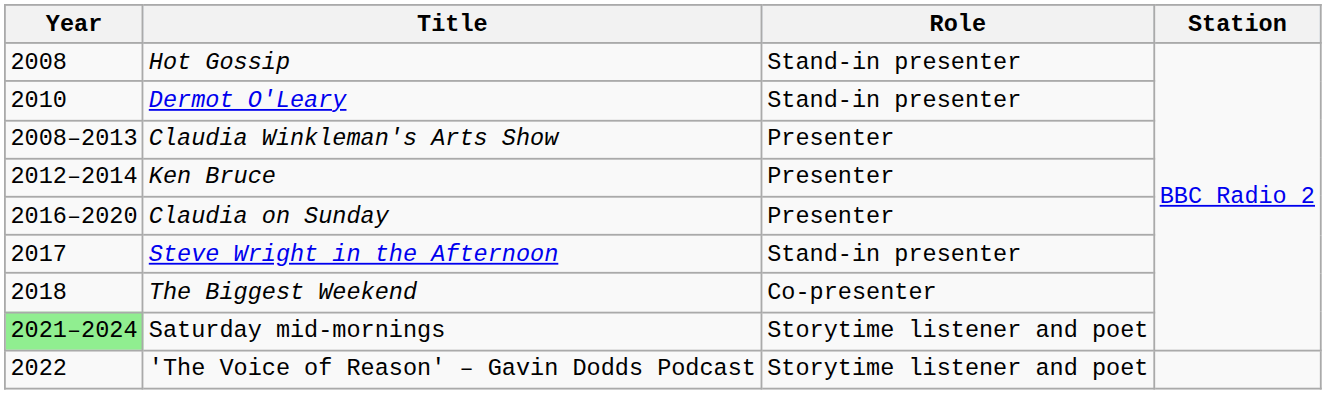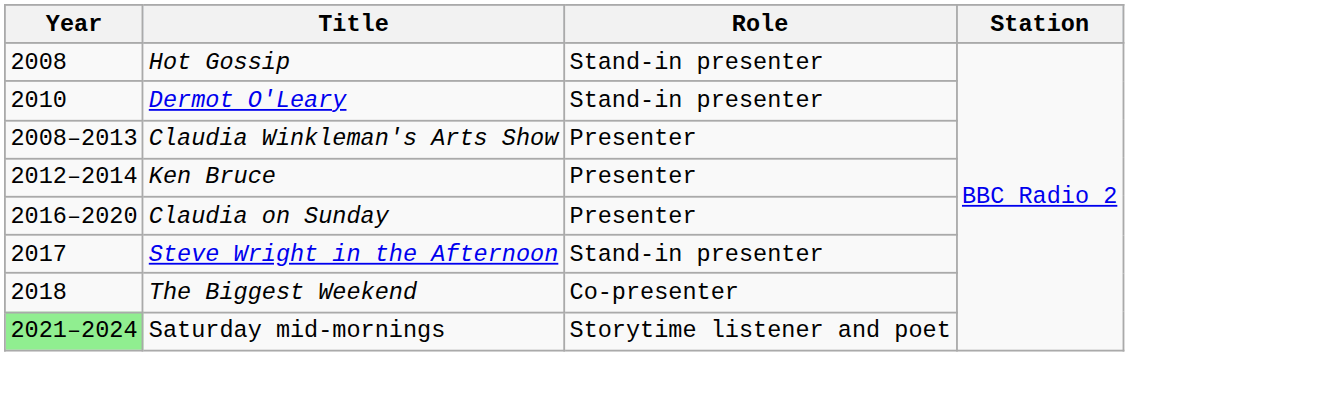- row: (452, 369)
